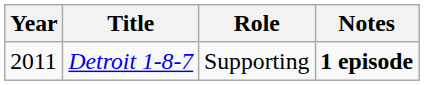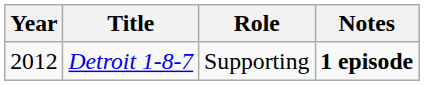(33, 60) 2011 -> (34, 60) 2012
